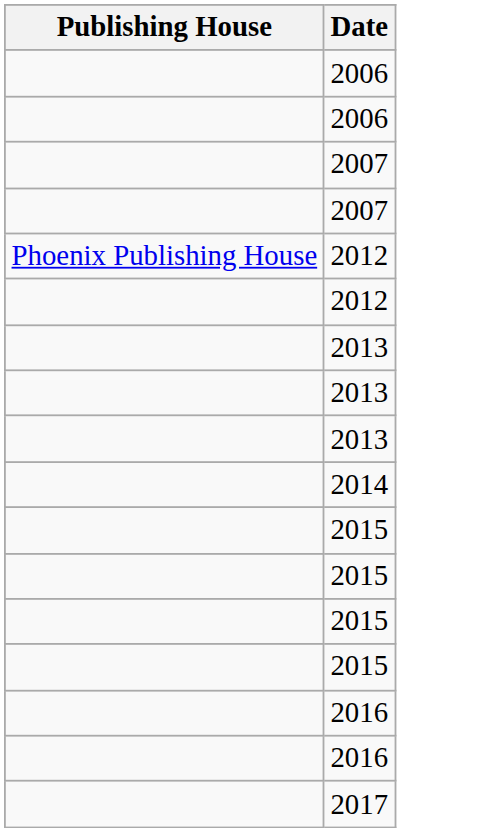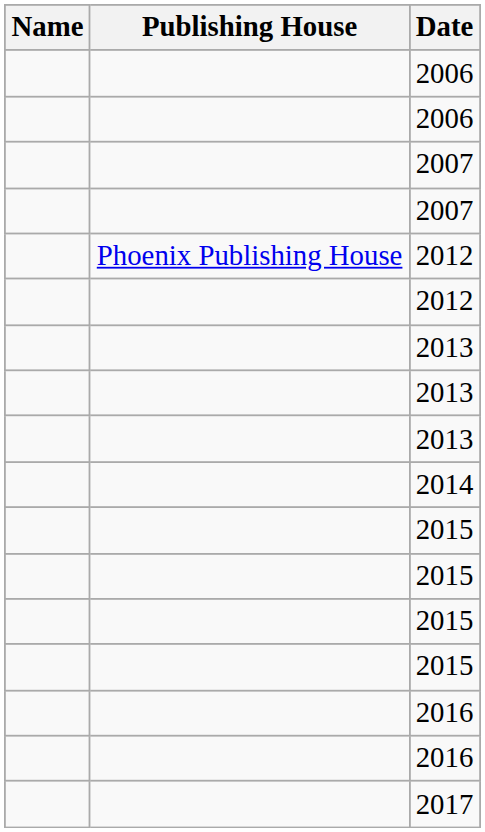+ column: (48, 27)
